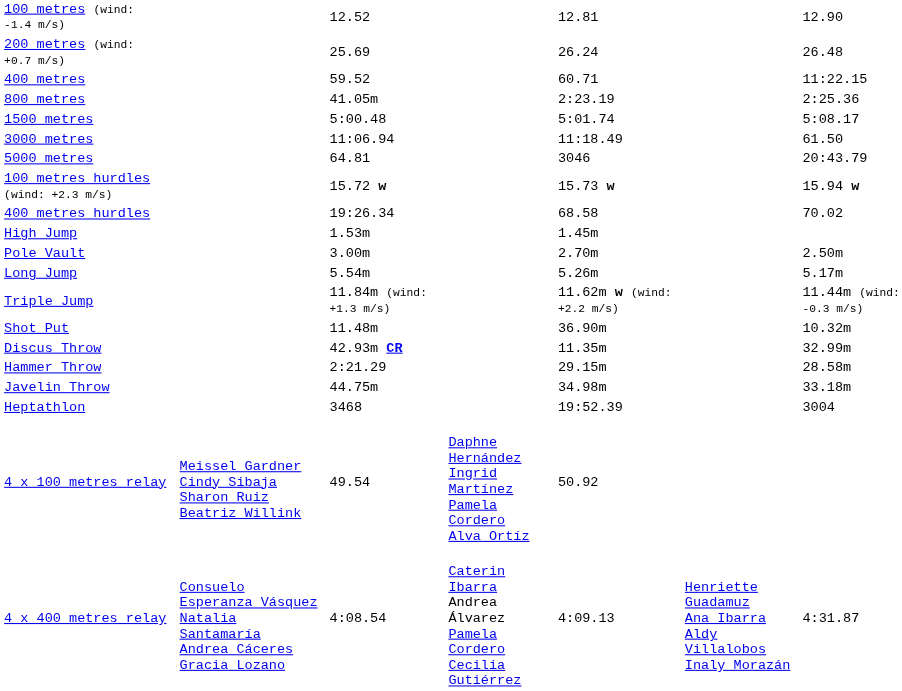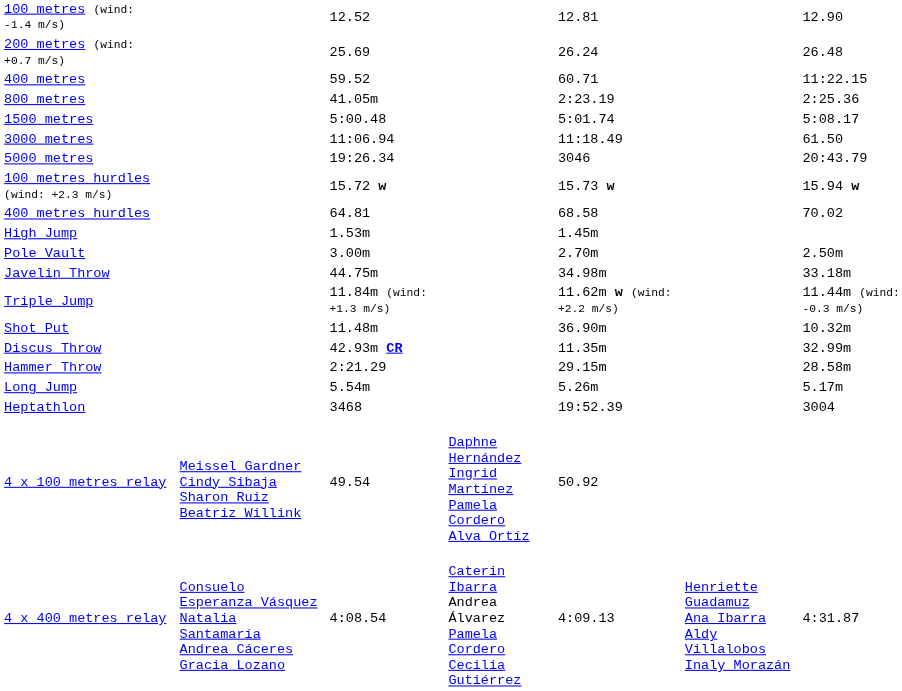(350, 159) 64.81 -> (362, 159) 19:26.34
(362, 214) 19:26.34 -> (350, 214) 64.81
rows swapped: (41, 273) <-> (57, 387)
